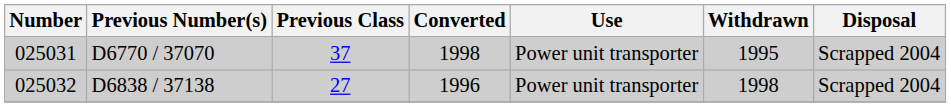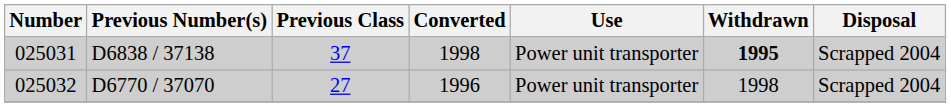(153, 53) D6770 / 37070 -> (153, 53) D6838 / 37138
(758, 53) normal -> (758, 53) bold
(153, 85) D6838 / 37138 -> (153, 85) D6770 / 37070
